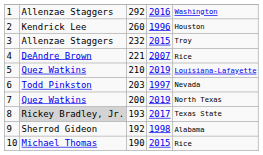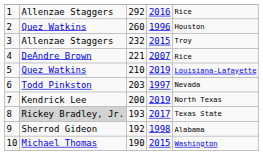(196, 12) Washington -> (183, 12) Rice
(54, 26) Kendrick Lee -> (54, 26) Quez Watkins
(54, 99) Quez Watkins -> (54, 99) Kendrick Lee
(183, 143) Rice -> (196, 143) Washington
